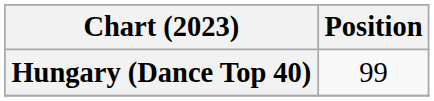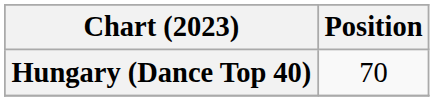(374, 72) 99 -> (374, 72) 70
